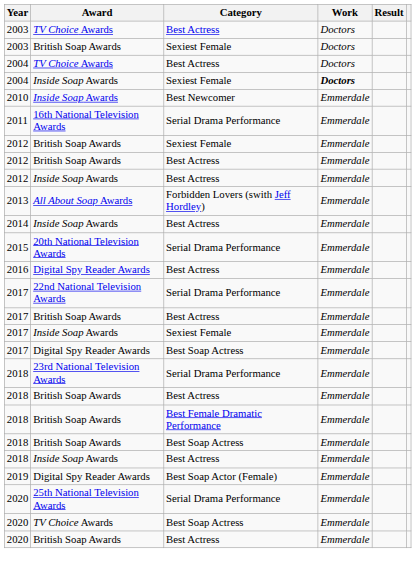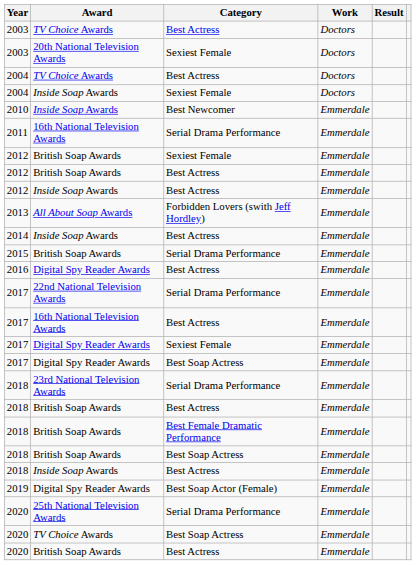(77, 47) British Soap Awards -> (86, 53) 20th National Television Awards
(338, 81) bold -> (338, 93) normal
(86, 247) 20th National Television Awards -> (77, 253) British Soap Awards
(77, 316) British Soap Awards -> (86, 322) 16th National Television Awards
(76, 333) Inside Soap Awards -> (91, 345) Digital Spy Reader Awards
